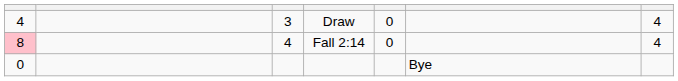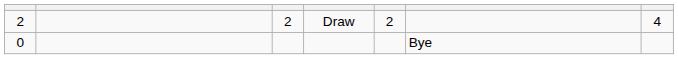(20, 21) 4 -> (20, 21) 2
(288, 21) 3 -> (288, 21) 2
(390, 21) 0 -> (390, 21) 2
- row: (339, 43)
